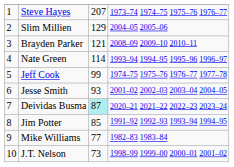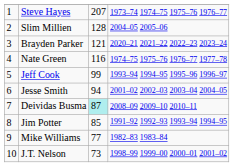(98, 28) 129 -> (98, 28) 128
(154, 43) 2008–09 2009–10 2010–11 -> (169, 43) 2020–21 2021–22 2022–23 2023–24
(98, 59) 114 -> (98, 59) 116
(169, 59) 1993–94 1994–95 1995–96 1996–97 -> (169, 59) 1974–75 1975–76 1976–77 1977–78
(169, 75) 1974–75 1975–76 1976–77 1977–78 -> (169, 75) 1993–94 1994–95 1995–96 1996–97
(96, 91) 93 -> (96, 91) 94
(169, 106) 2020–21 2021–22 2022–23 2023–24 -> (154, 106) 2008–09 2009–10 2010–11
